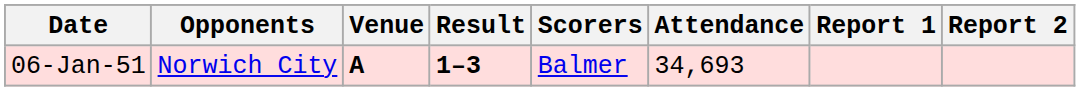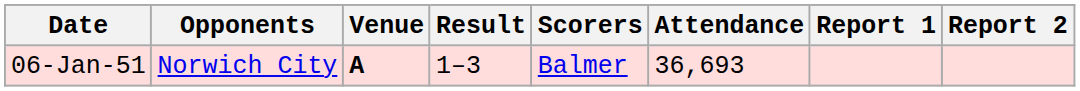(458, 66) bold -> (458, 66) normal
(699, 66) 34,693 -> (699, 66) 36,693
